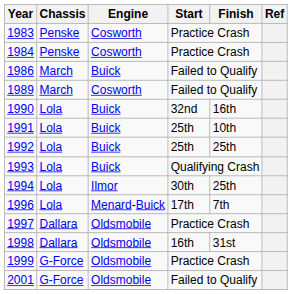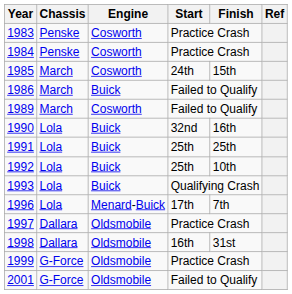+ row: (21, 71)
(224, 128) 10th -> (224, 147) 25th
(224, 147) 25th -> (224, 166) 10th
- row: (21, 185)
